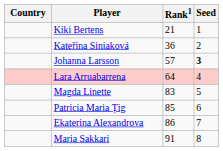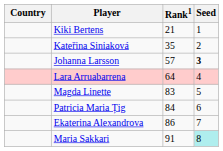(170, 45) 36 -> (170, 45) 35
(170, 107) 85 -> (170, 107) 84
(199, 138) no background -> (199, 138) paleturquoise background
